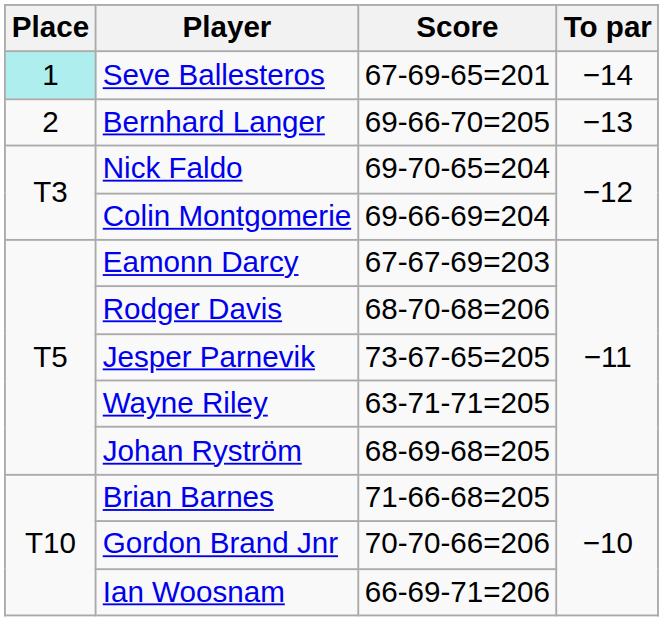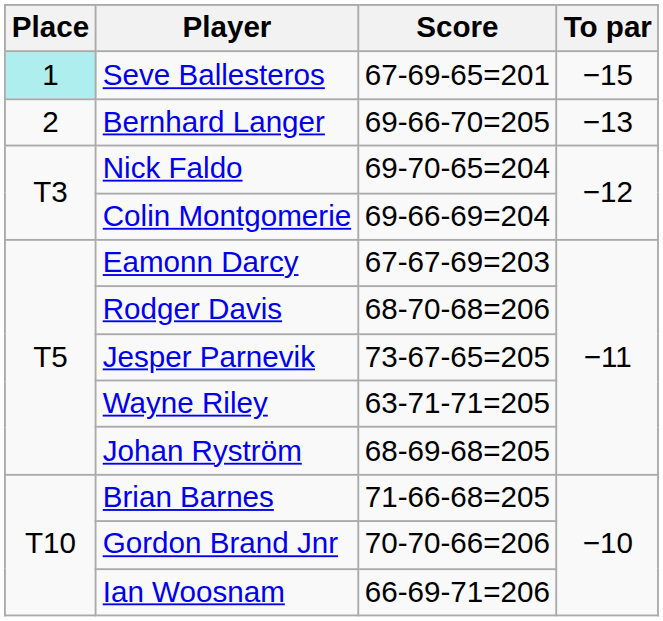(608, 74) −14 -> (608, 74) −15
